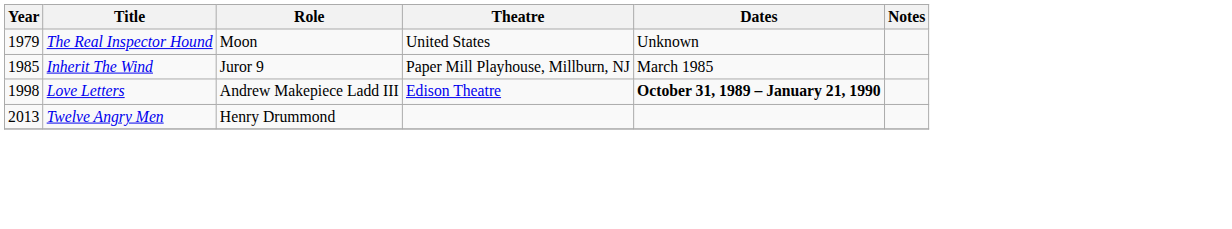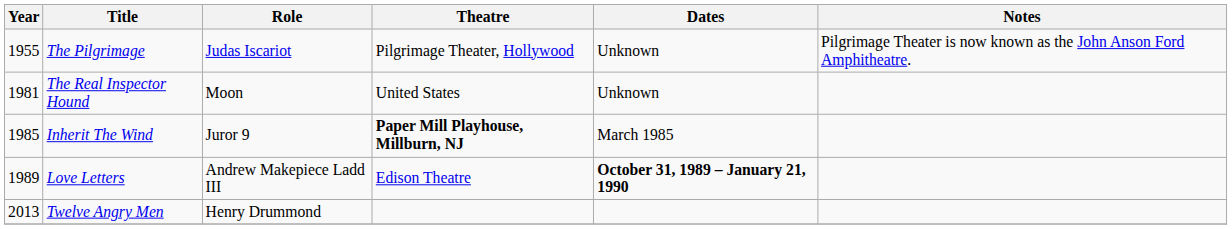+ row: (96, 50)
(24, 41) 1979 -> (24, 93) 1981
(518, 66) normal -> (450, 135) bold
(24, 91) 1998 -> (24, 178) 1989
